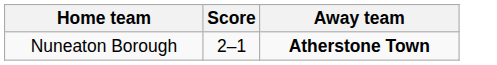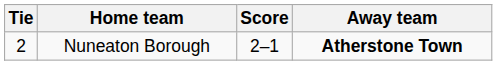+ column: (21, 18)
